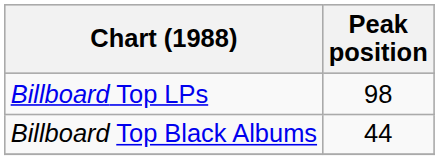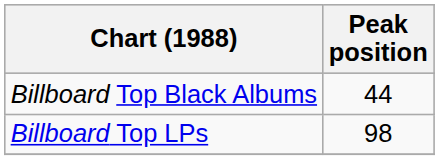rows swapped: (109, 93) <-> (164, 133)
